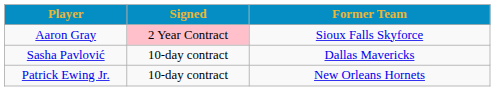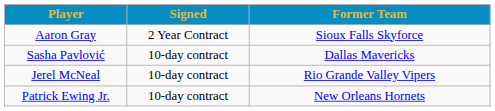(188, 34) pink background -> (188, 34) no background
+ row: (66, 75)
